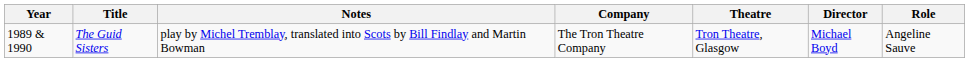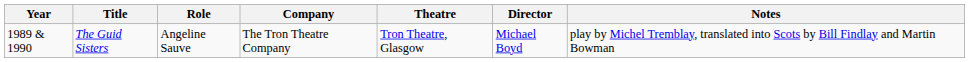columns swapped: (924, 14) <-> (356, 14)
